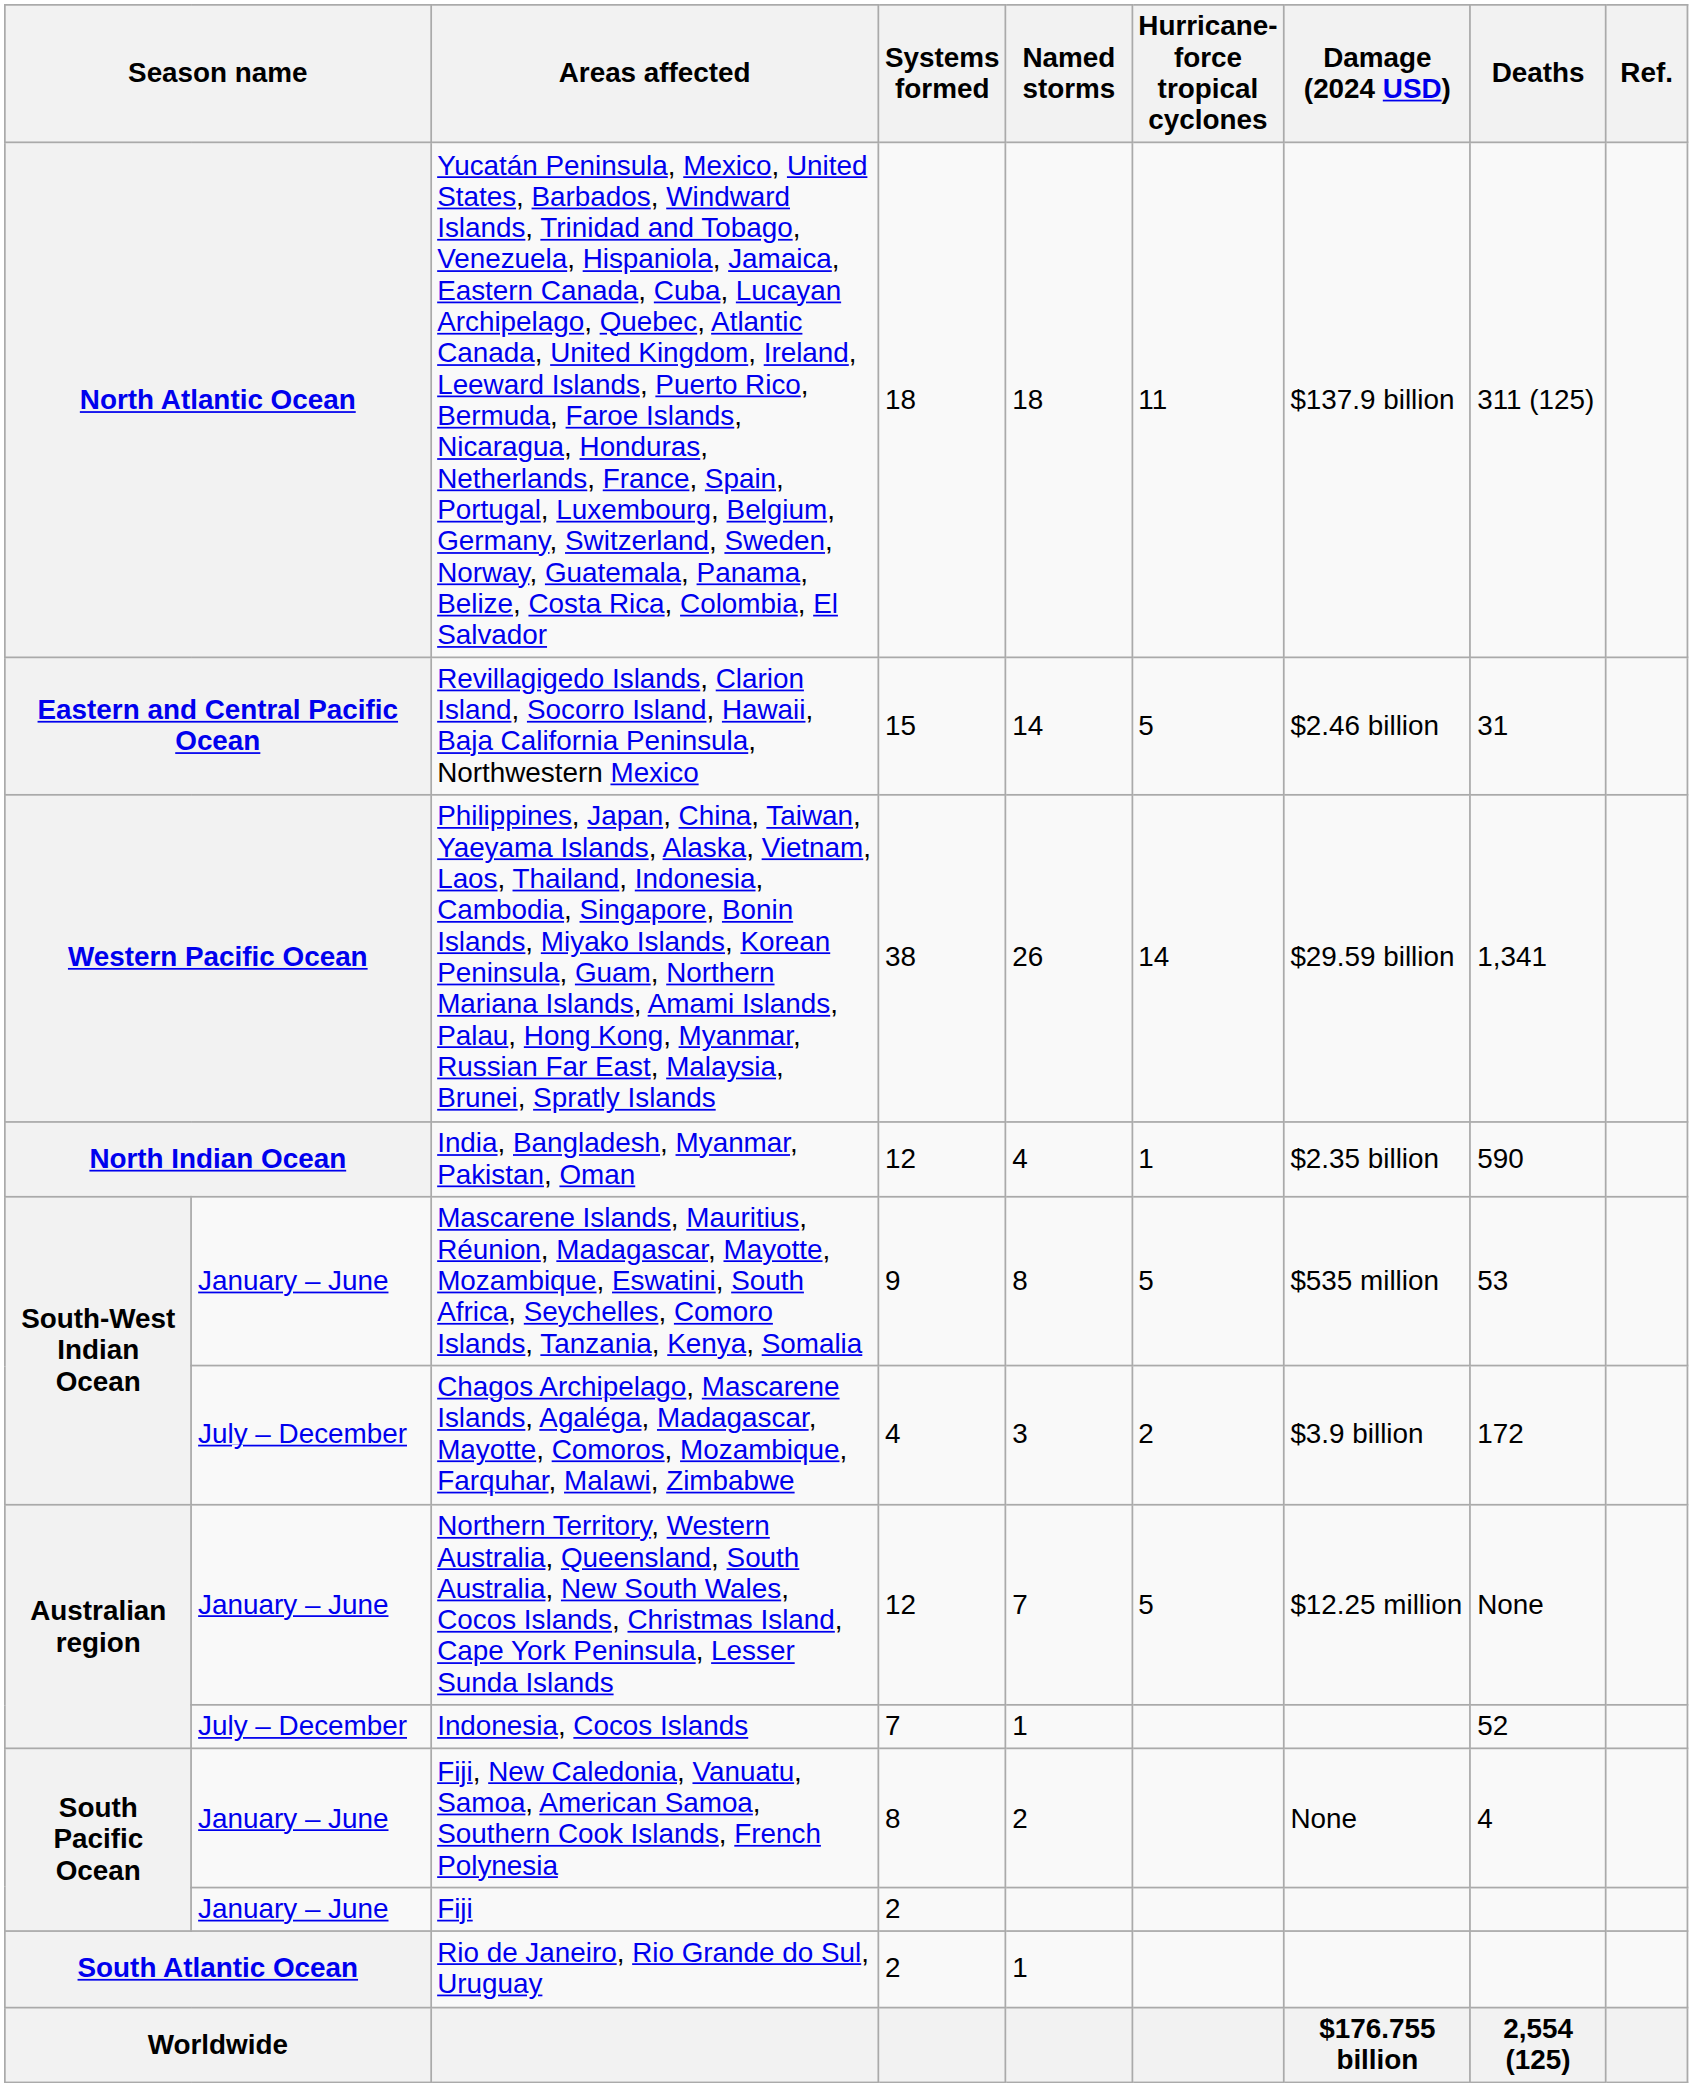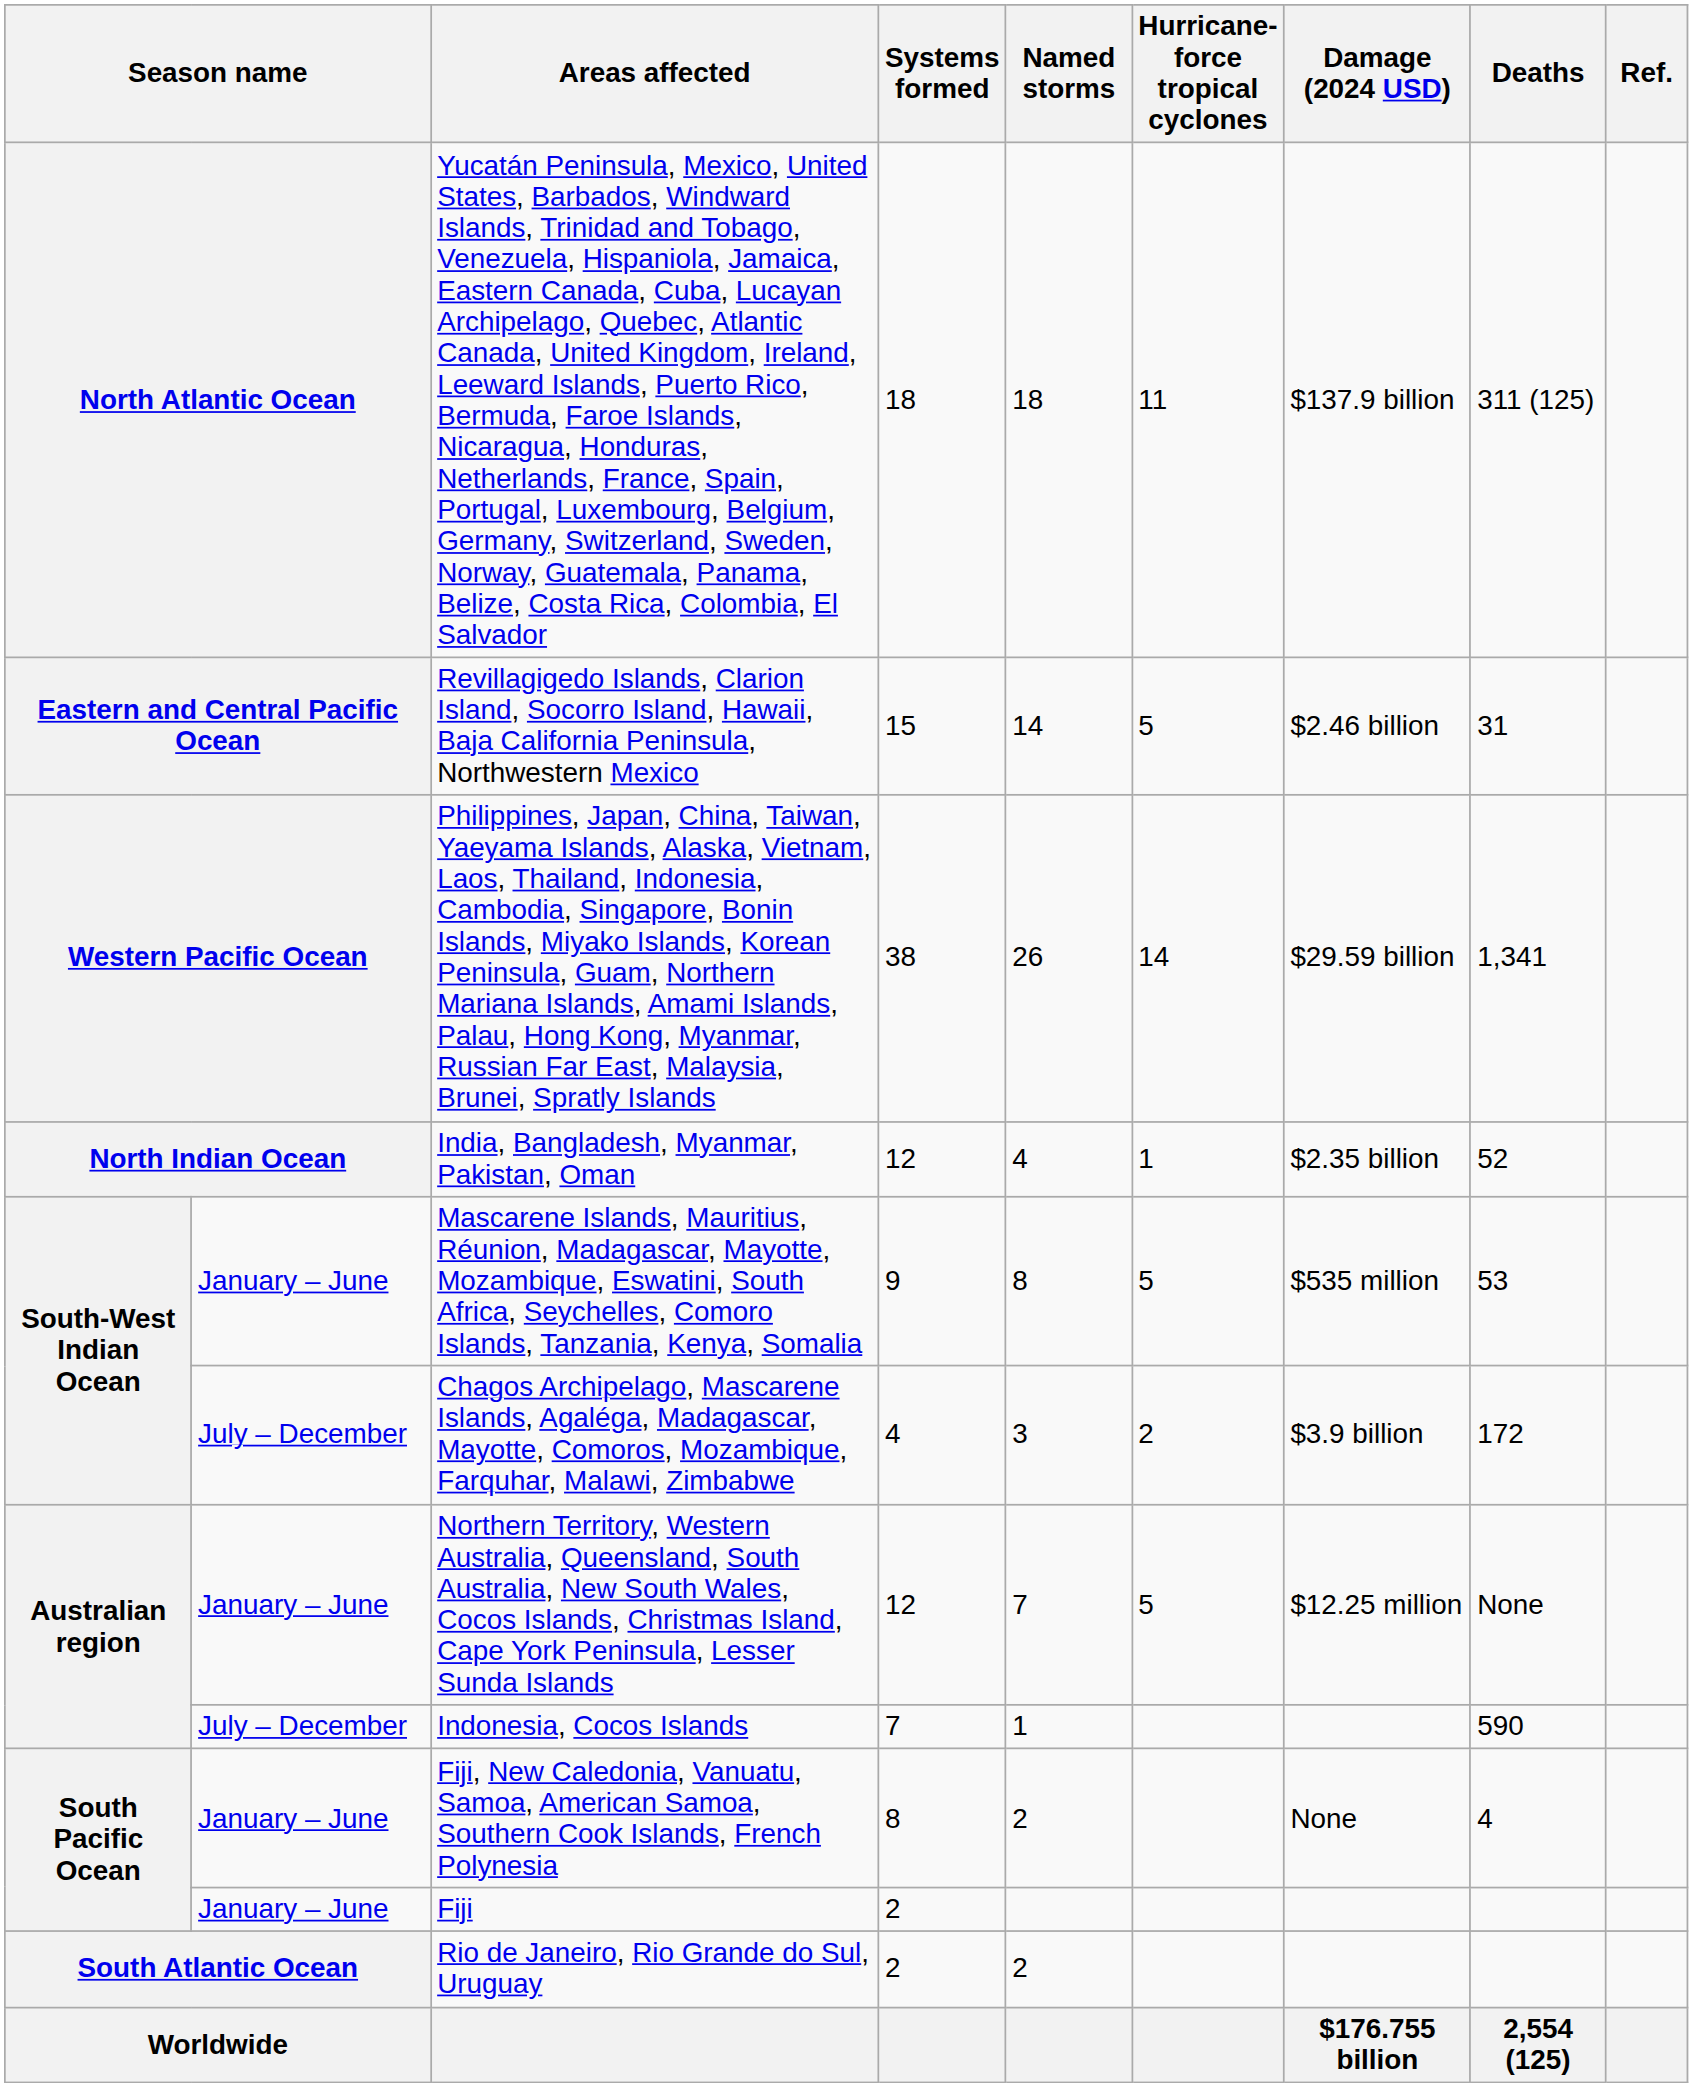(1500, 1158) 590 -> (1493, 1158) 52
(1493, 1726) 52 -> (1500, 1726) 590
(1020, 1968) 1 -> (1020, 1968) 2
